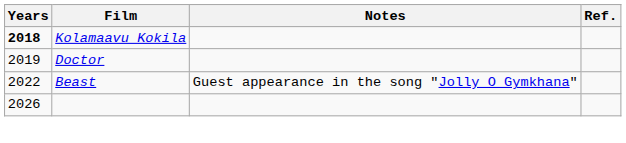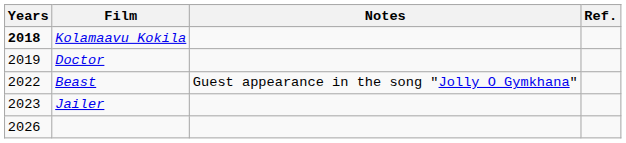+ row: (80, 105)
